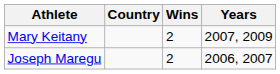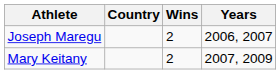rows swapped: (54, 58) <-> (47, 36)
